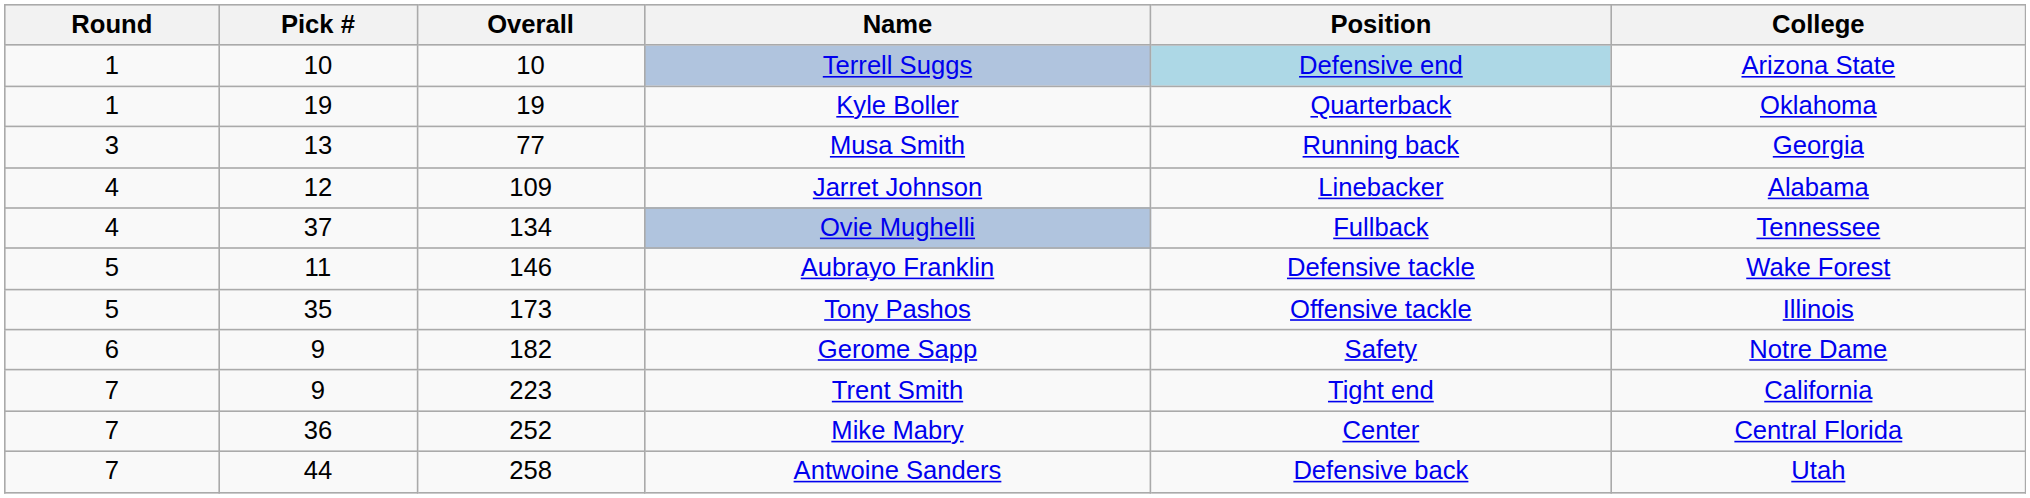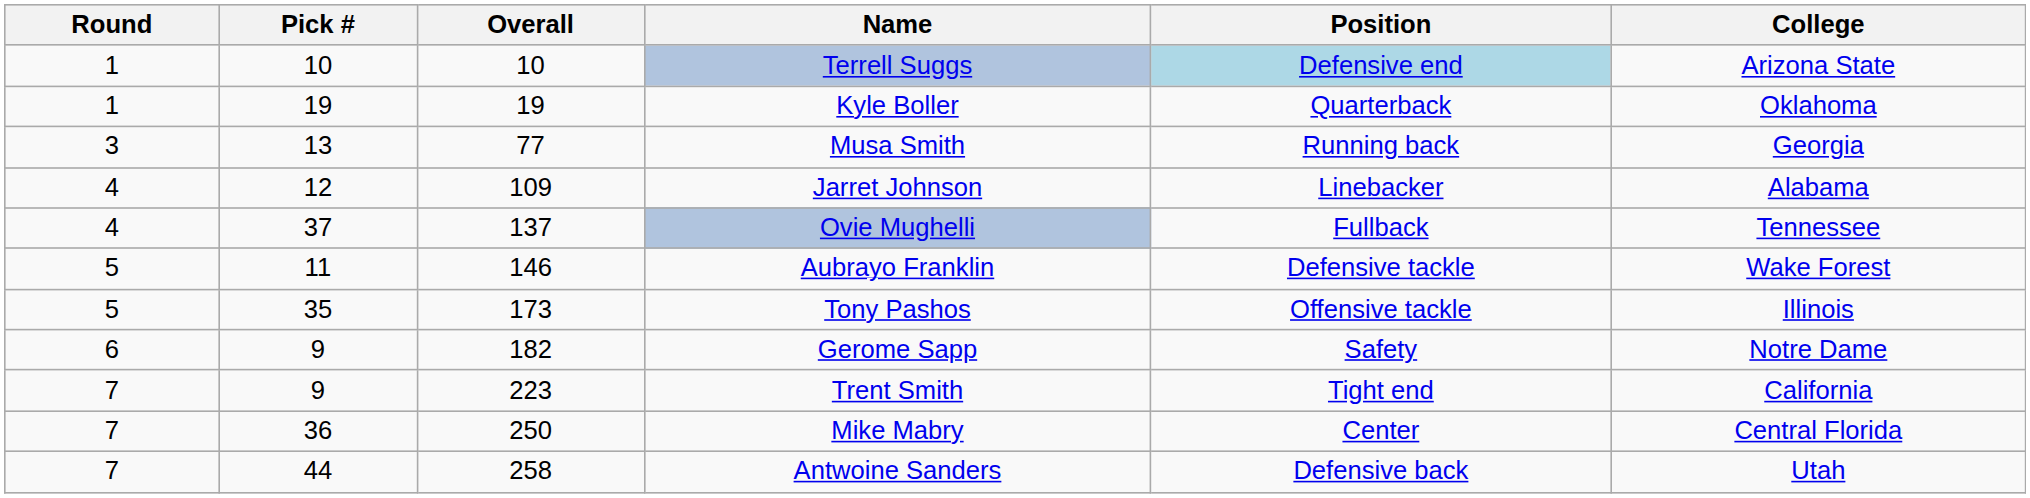(531, 227) 134 -> (531, 227) 137
(531, 430) 252 -> (531, 430) 250
